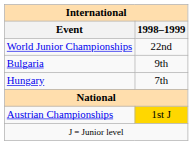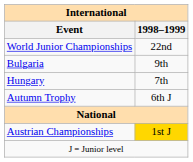+ row: (41, 98)
